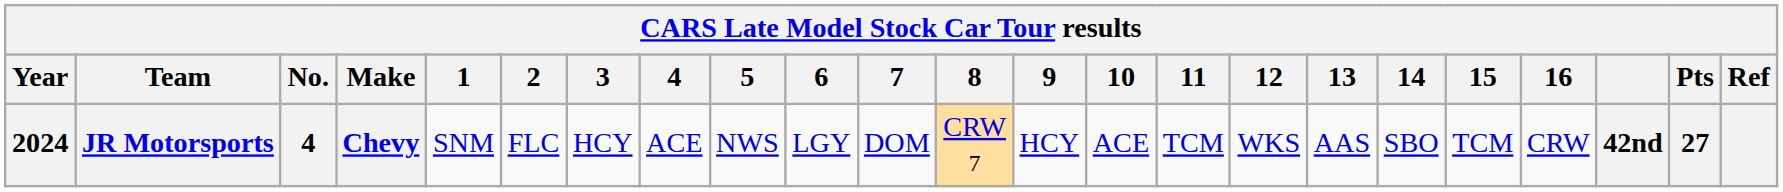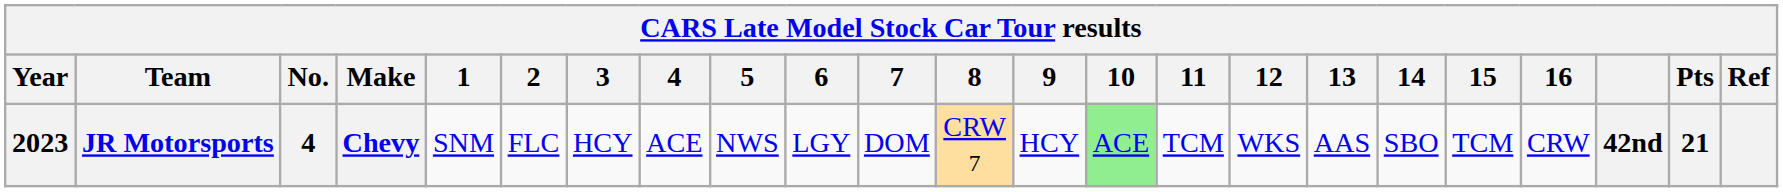(40, 144) 2024 -> (40, 144) 2023
(1121, 144) no background -> (1121, 144) lightgreen background
(1695, 144) 27 -> (1695, 144) 21
